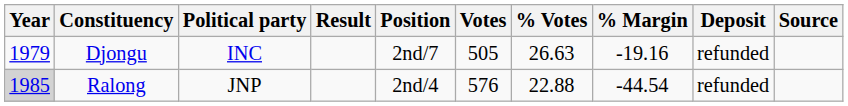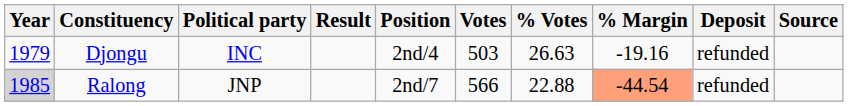(415, 52) 2nd/7 -> (415, 52) 2nd/4
(483, 52) 505 -> (483, 52) 503
(415, 85) 2nd/4 -> (415, 85) 2nd/7
(483, 85) 576 -> (483, 85) 566
(642, 85) no background -> (642, 85) lightsalmon background
